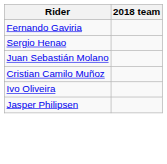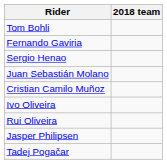+ row: (28, 27)
+ row: (32, 120)
+ row: (38, 151)
